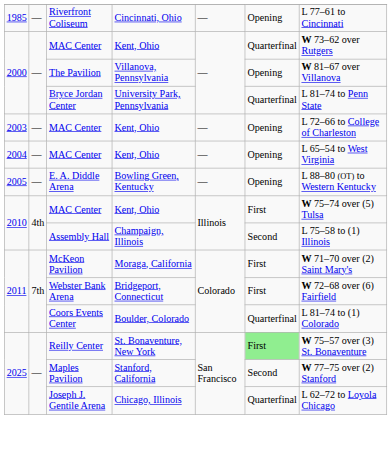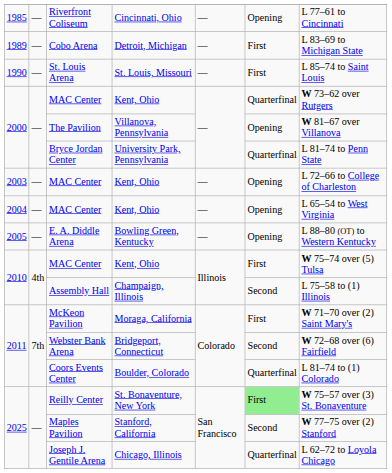+ row: (17, 45)
+ row: (17, 72)
(257, 291) First -> (262, 346) Second
